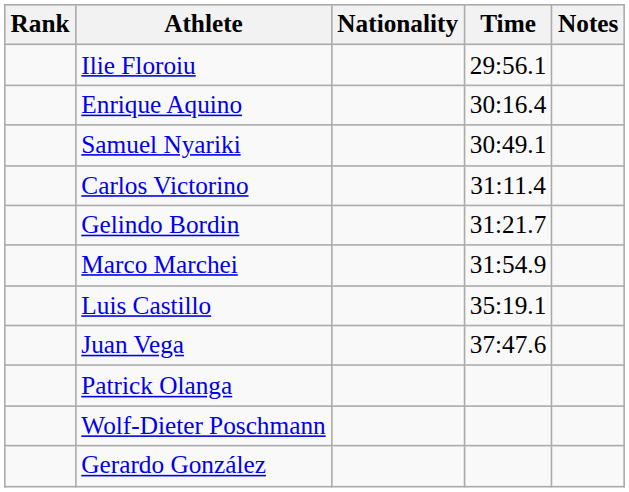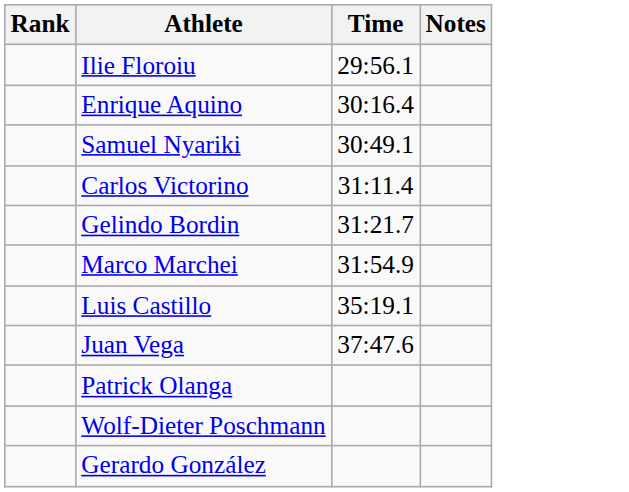- column: (398, 24)
